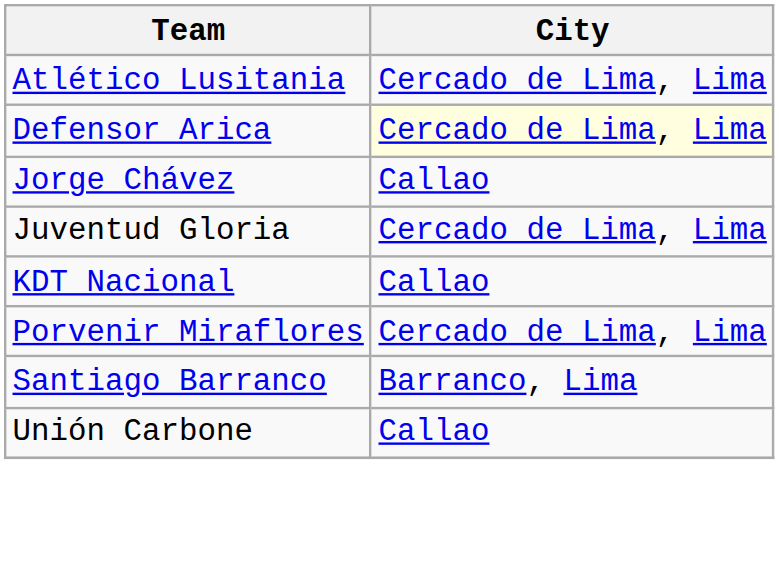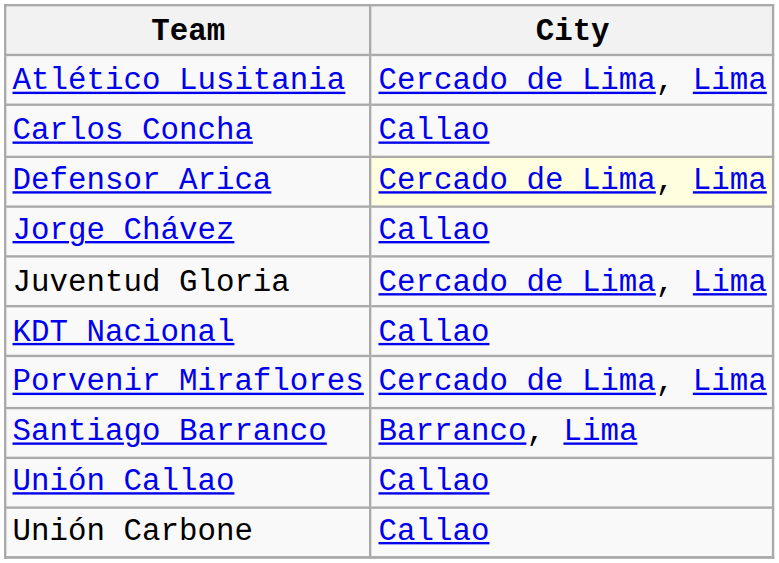+ row: (133, 131)
+ row: (123, 482)
